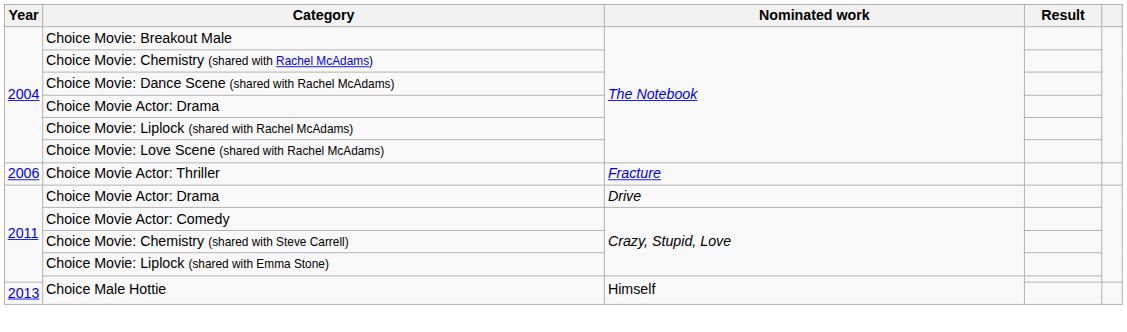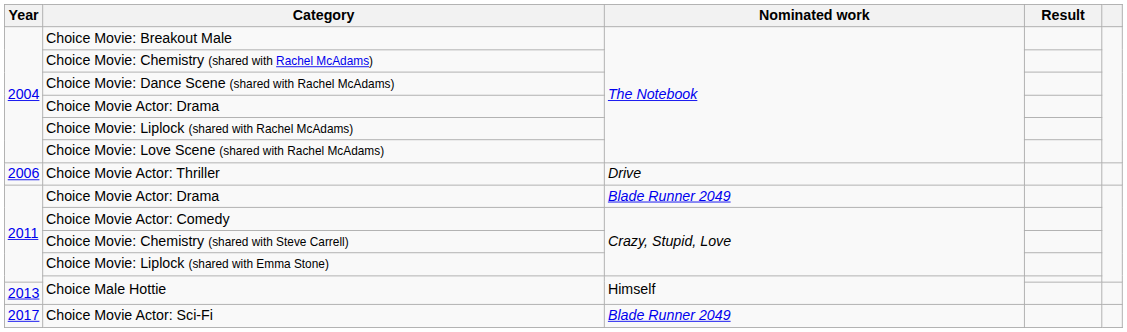(634, 173) Fracture -> (625, 173) Drive
(625, 196) Drive -> (669, 196) Blade Runner 2049
+ row: (24, 315)
